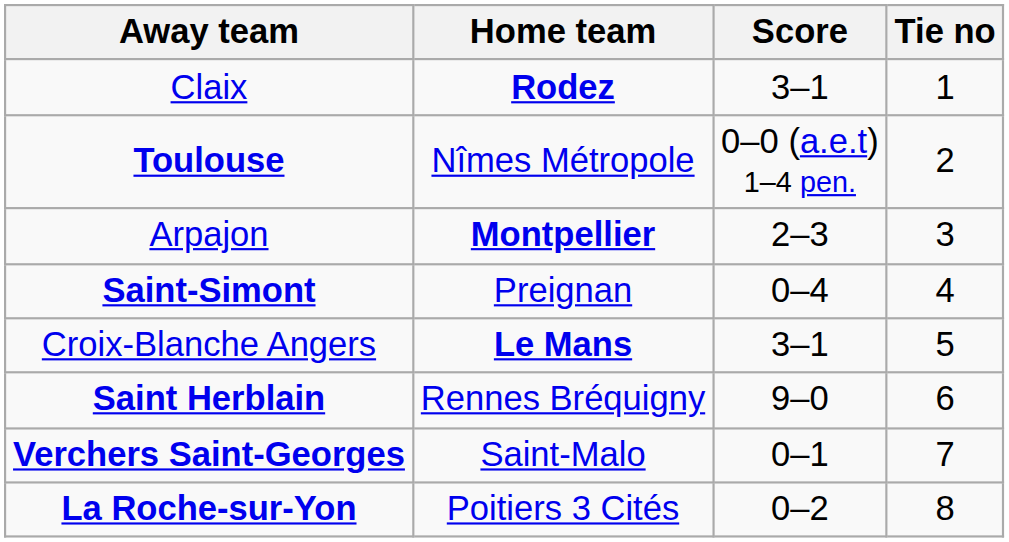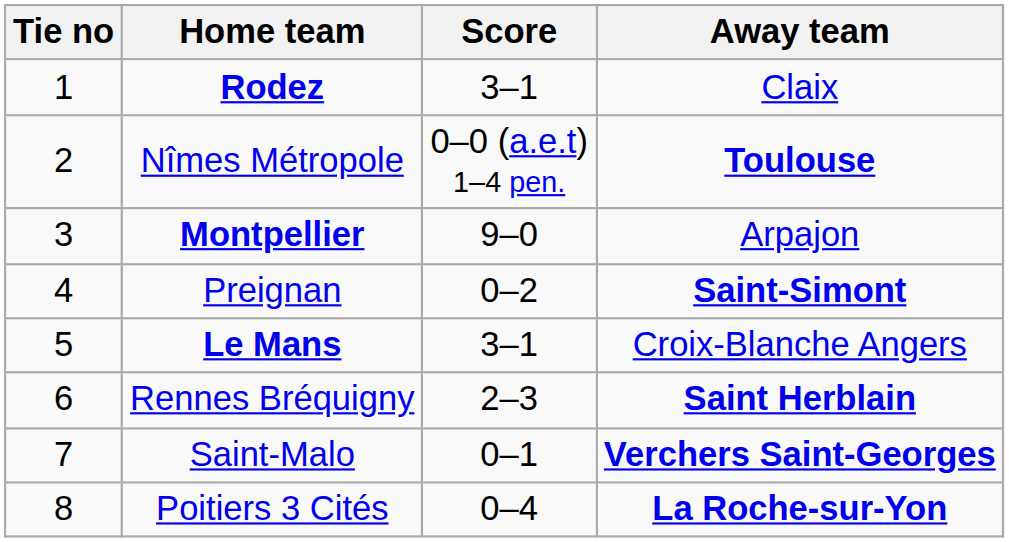columns swapped: (945, 31) <-> (209, 31)
(800, 235) 2–3 -> (509, 235) 9–0
(800, 290) 0–4 -> (509, 290) 0–2
(800, 399) 9–0 -> (509, 399) 2–3
(800, 509) 0–2 -> (509, 509) 0–4
